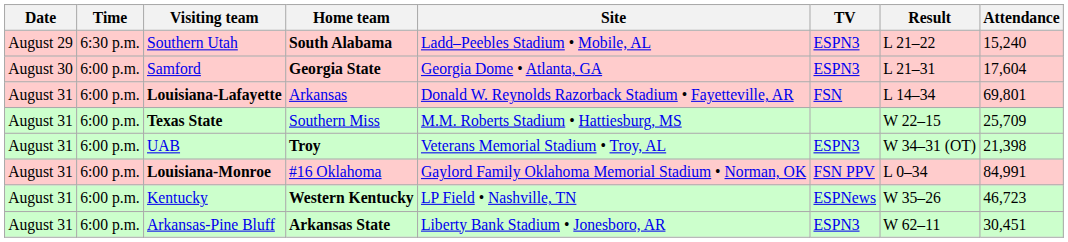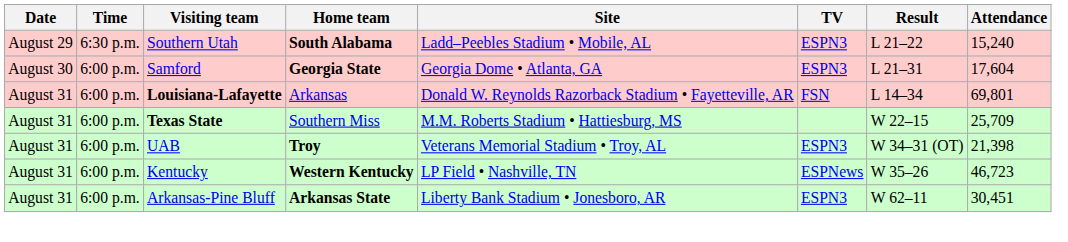- row: (209, 172)
